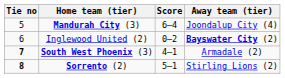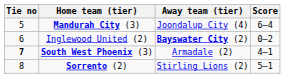columns swapped: (170, 11) <-> (232, 11)
(22, 66) bold -> (22, 66) normal
